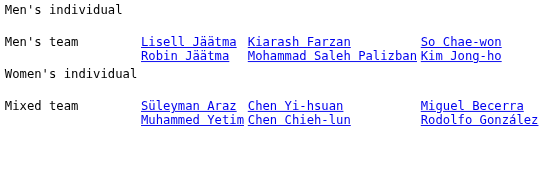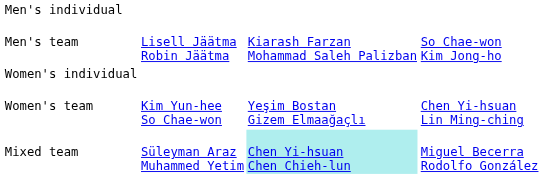+ row: (49, 106)
(299, 113) no background -> (299, 159) paleturquoise background
